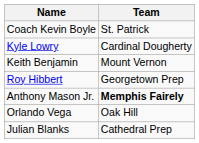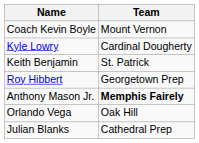(125, 29) St. Patrick -> (134, 29) Mount Vernon
(134, 63) Mount Vernon -> (125, 63) St. Patrick
